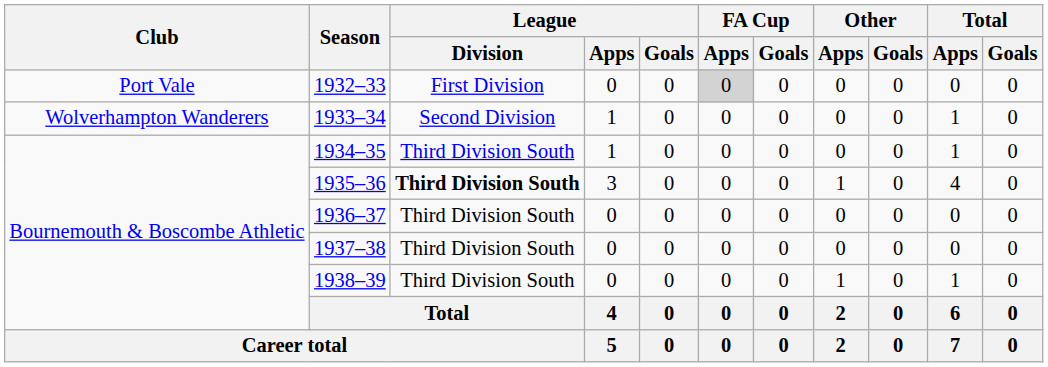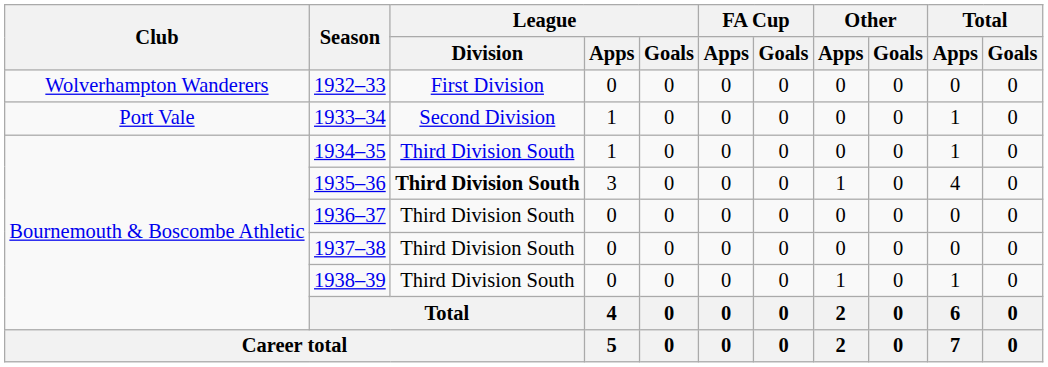(157, 85) Port Vale -> (157, 85) Wolverhampton Wanderers
(726, 85) lightgrey background -> (726, 85) no background
(157, 118) Wolverhampton Wanderers -> (157, 118) Port Vale
